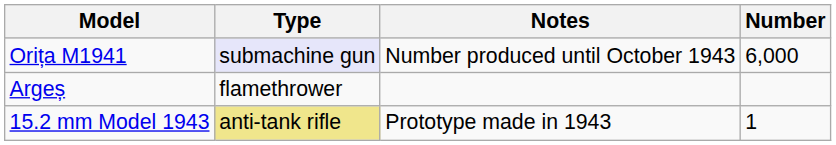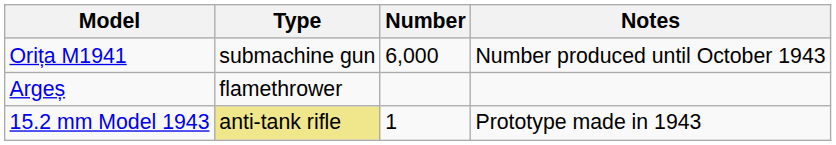columns swapped: (785, 21) <-> (560, 21)
(297, 55) lavender background -> (297, 55) no background
